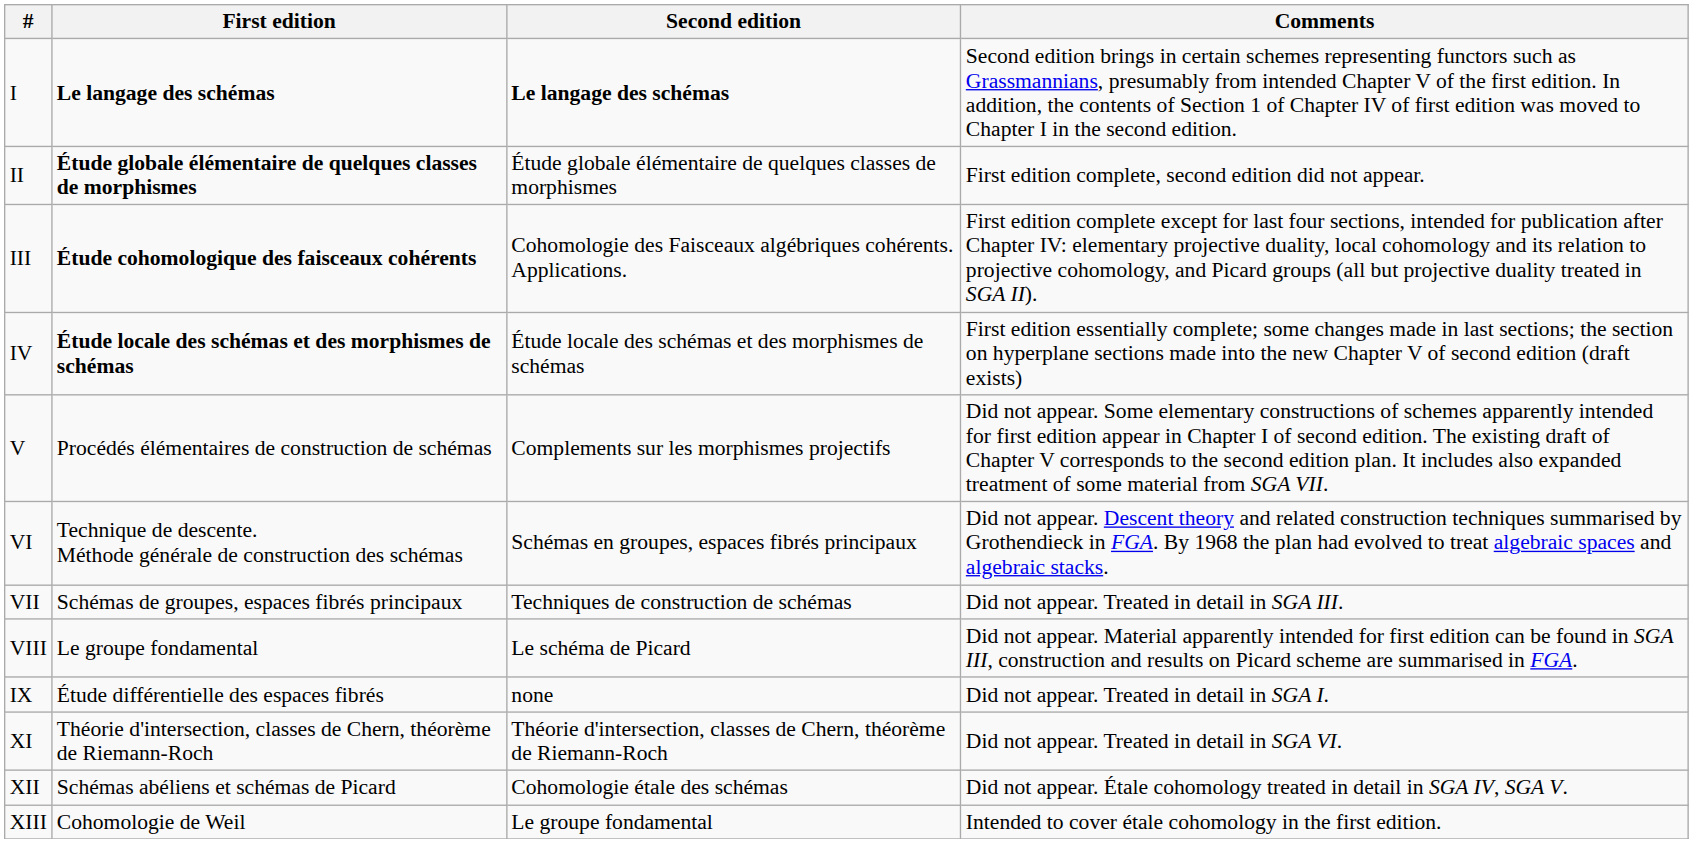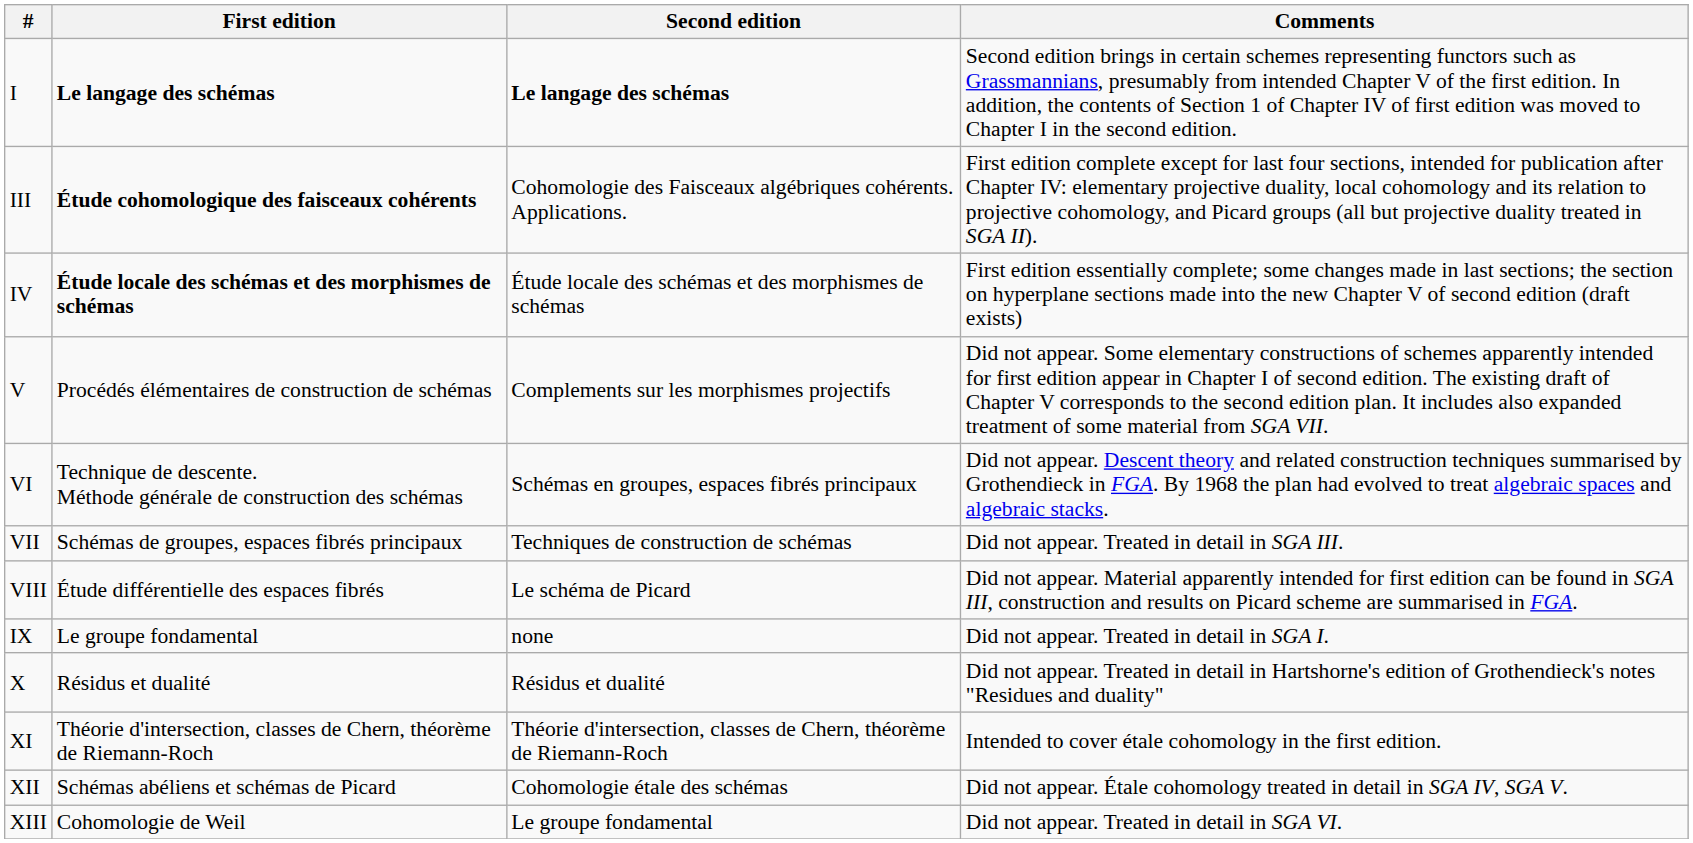- row: (17, 175)
(158, 648) Le groupe fondamental -> (220, 589) Étude différentielle des espaces fibrés
(220, 694) Étude différentielle des espaces fibrés -> (158, 635) Le groupe fondamental
+ row: (17, 682)
(1154, 740) Did not appear. Treated in detail in SGA VI. -> (1204, 740) Intended to cover étale cohomology in the first edition.
(1204, 821) Intended to cover étale cohomology in the first edition. -> (1154, 821) Did not appear. Treated in detail in SGA VI.
